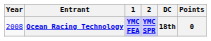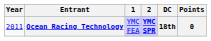(14, 26) 2008 -> (14, 26) 2011
(133, 26) bold -> (133, 26) normal
